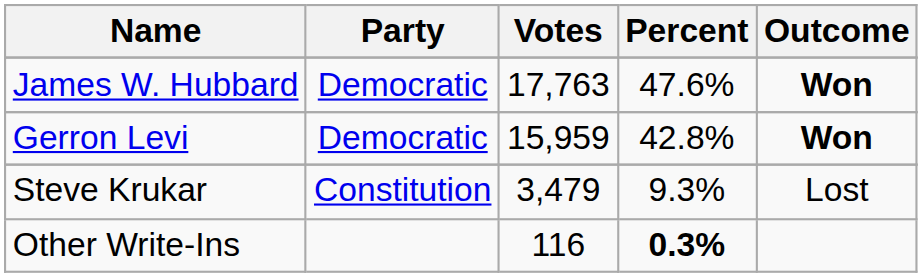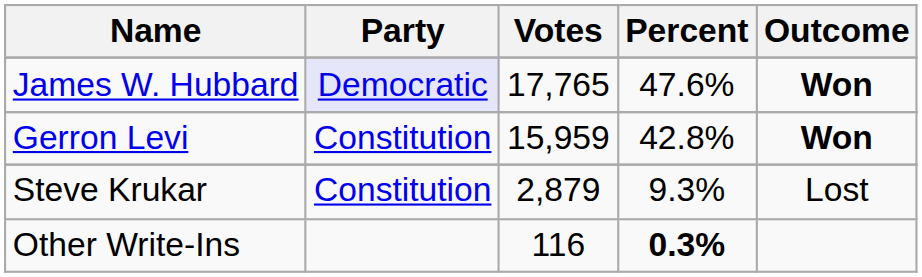(403, 84) no background -> (403, 84) lavender background
(558, 84) 17,763 -> (558, 84) 17,765
(403, 137) Democratic -> (403, 137) Constitution
(558, 191) 3,479 -> (558, 191) 2,879
